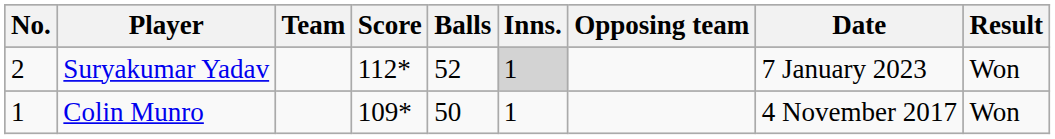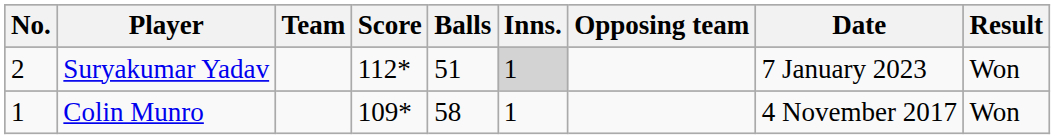(448, 68) 52 -> (448, 68) 51
(448, 111) 50 -> (448, 111) 58
